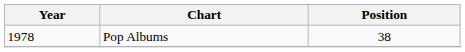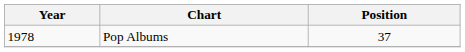(384, 36) 38 -> (384, 36) 37
